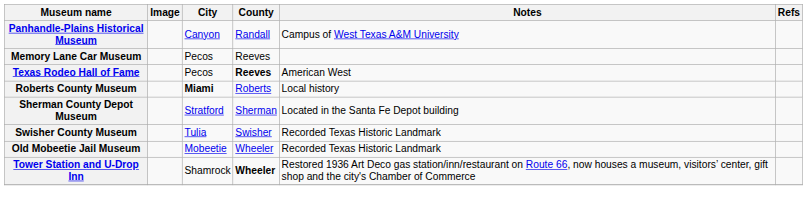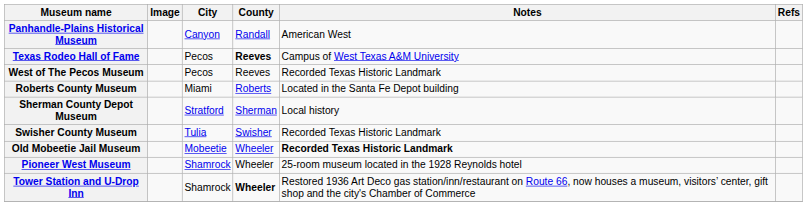(370, 34) Campus of West Texas A&M University -> (316, 34) American West
- row: (76, 56)
(316, 72) American West -> (370, 56) Campus of West Texas A&M University
+ row: (76, 72)
(199, 89) bold -> (198, 89) normal
(310, 89) Local history -> (370, 89) Located in the Santa Fe Depot building
(370, 111) Located in the Santa Fe Depot building -> (310, 111) Local history
(361, 149) normal -> (367, 149) bold
+ row: (76, 165)
